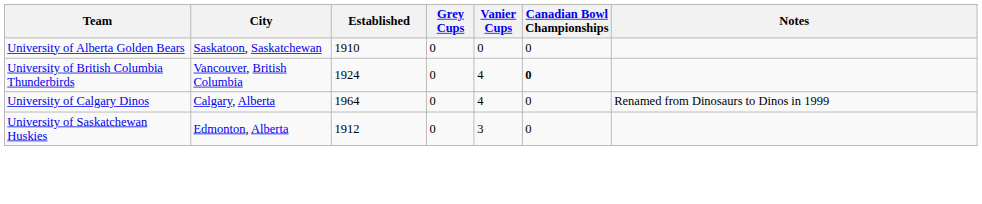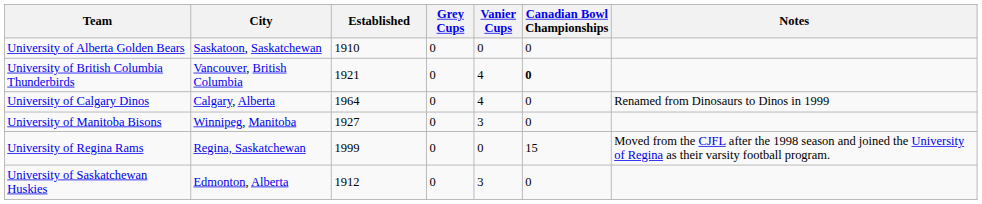(347, 75) 1924 -> (347, 75) 1921
+ row: (84, 121)
+ row: (75, 148)
